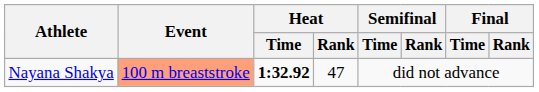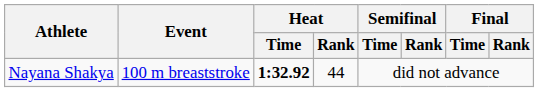(186, 72) lightsalmon background -> (186, 72) no background
(336, 72) 47 -> (336, 72) 44
